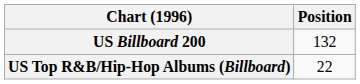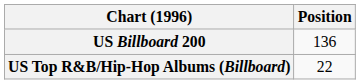(325, 41) 132 -> (325, 41) 136
